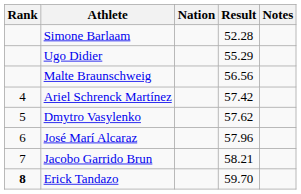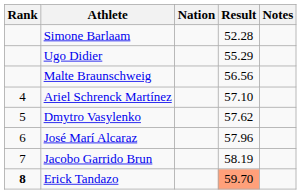(239, 96) 57.42 -> (239, 96) 57.10
(239, 158) 58.21 -> (239, 158) 58.19
(239, 179) no background -> (239, 179) lightsalmon background
